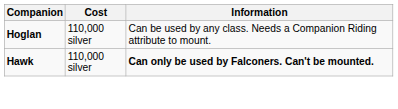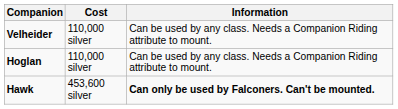+ row: (29, 34)
(86, 62) 110,000 silver -> (86, 90) 453,600 silver
